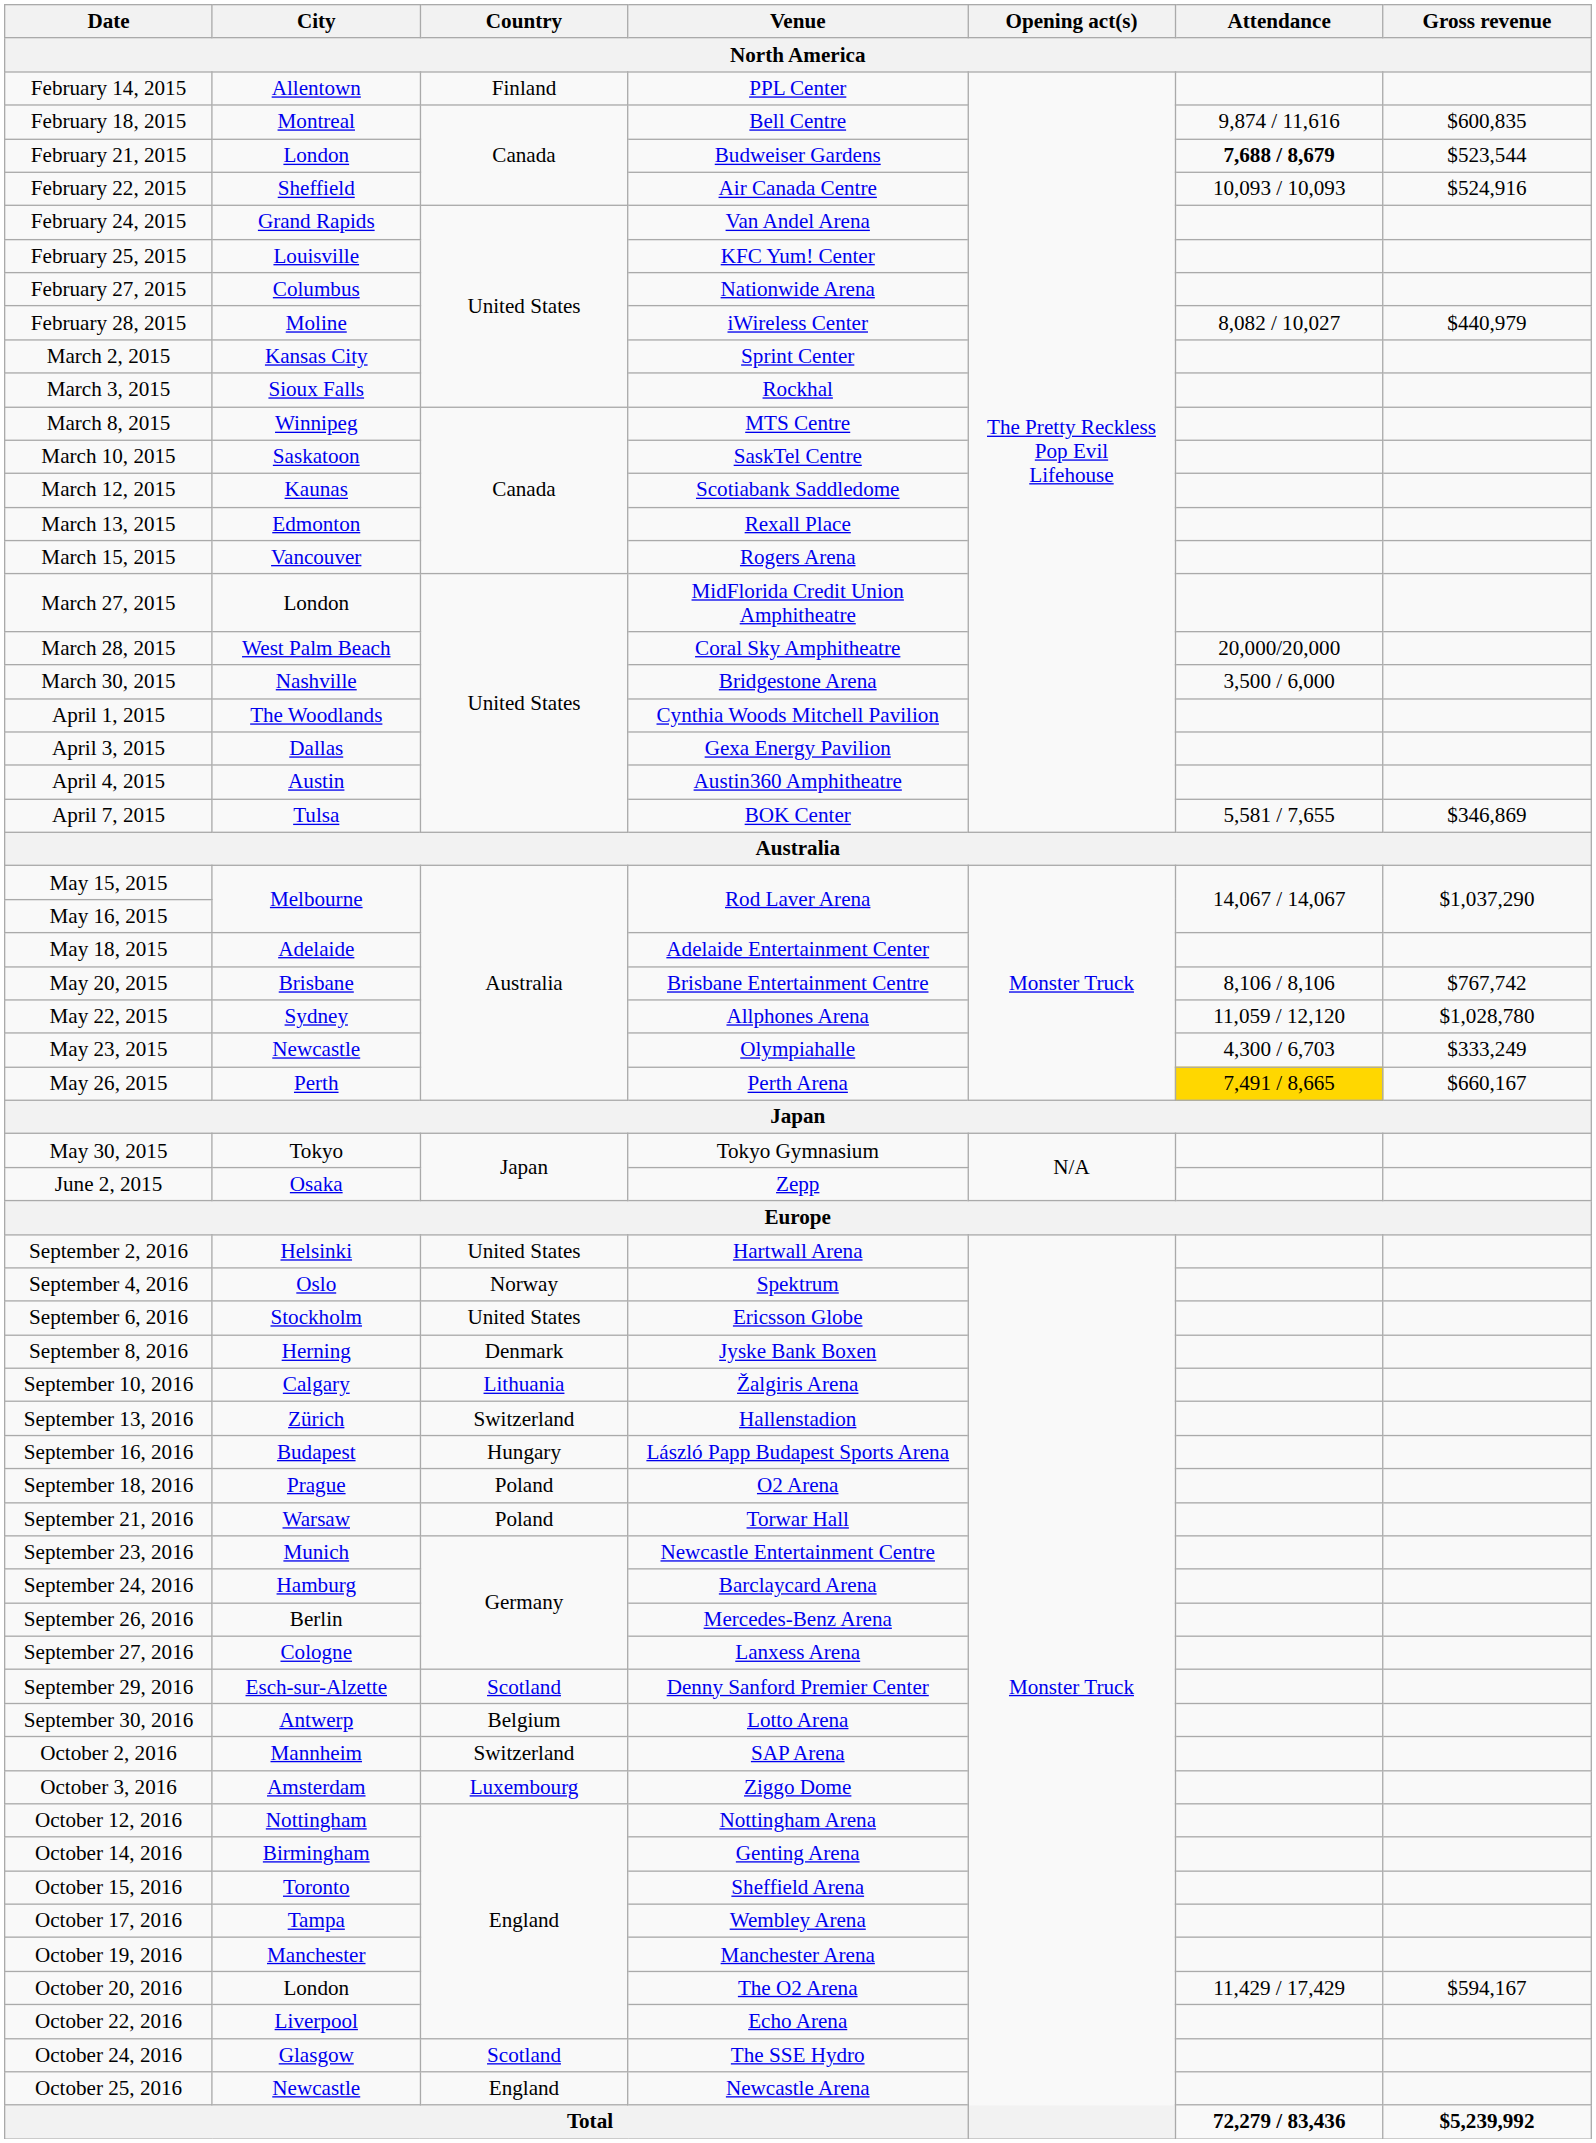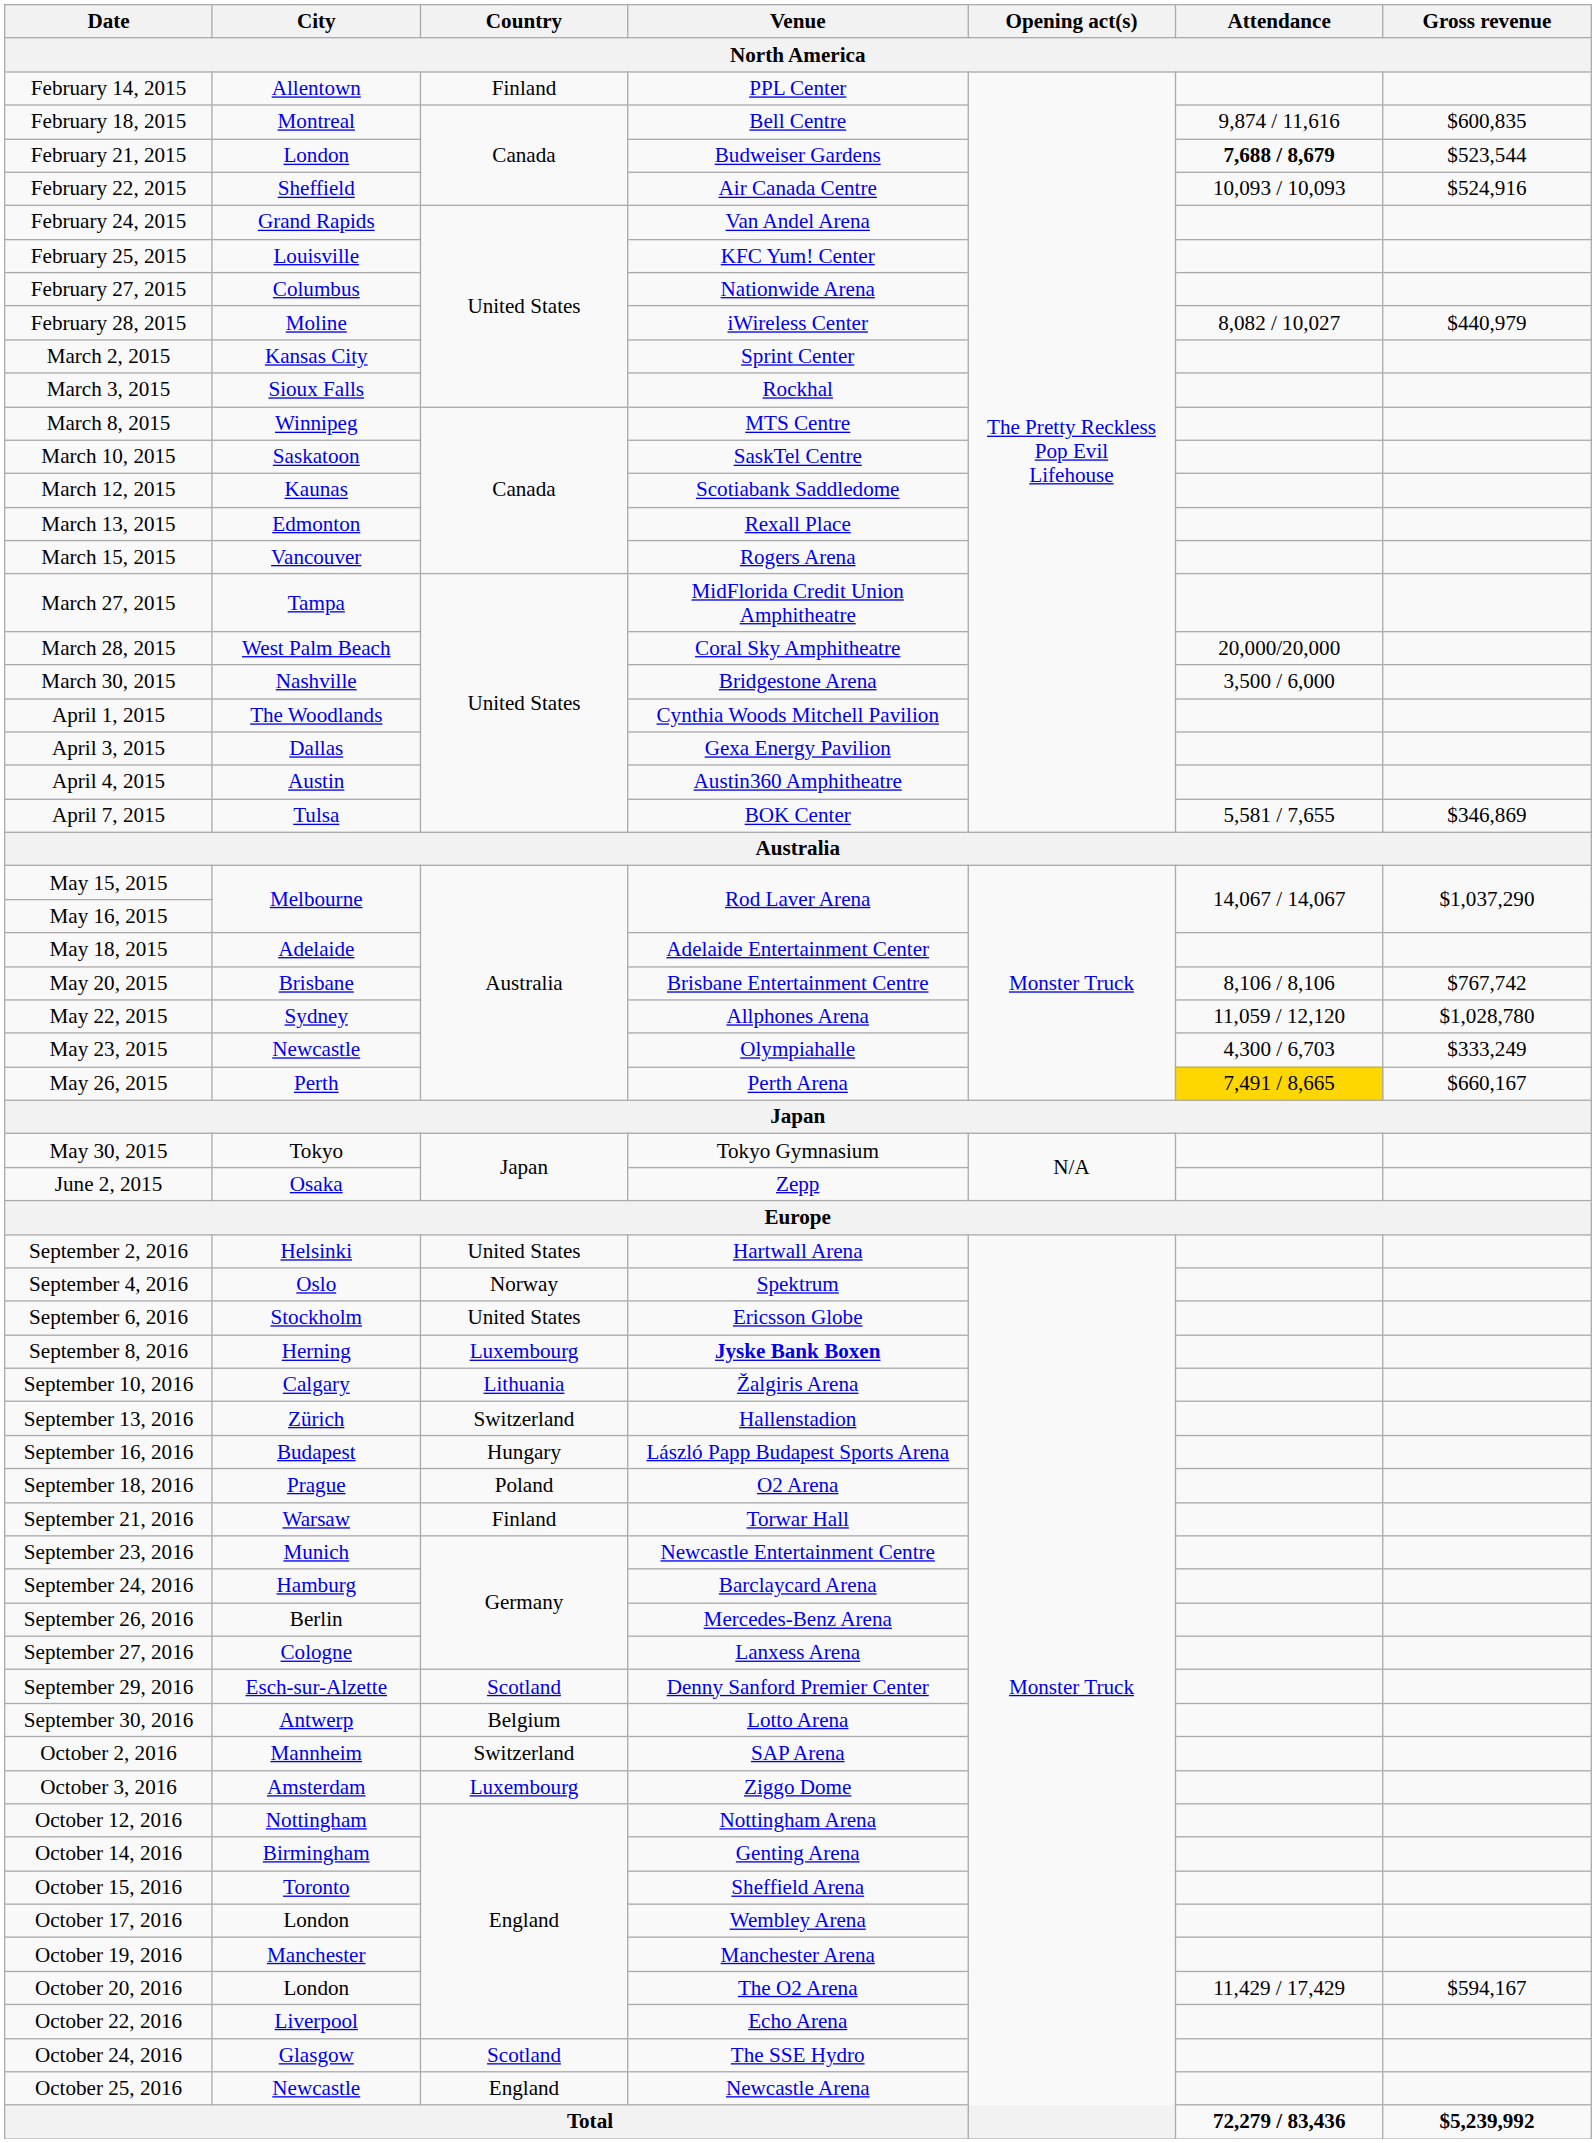(316, 602) London -> (316, 602) Tampa
(524, 1351) Denmark -> (524, 1351) Luxembourg
(798, 1351) normal -> (798, 1351) bold
(524, 1518) Poland -> (524, 1518) Finland
(316, 1920) Tampa -> (316, 1920) London
